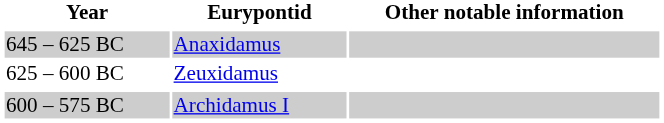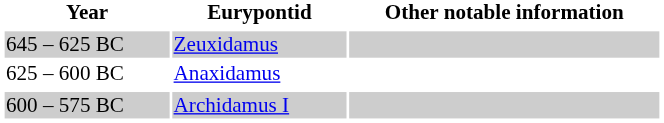(227, 44) Anaxidamus -> (226, 44) Zeuxidamus
(226, 73) Zeuxidamus -> (227, 73) Anaxidamus
